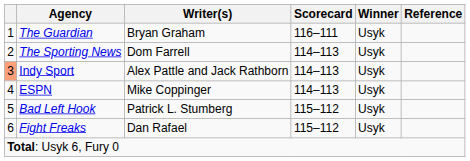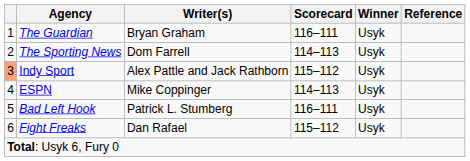(316, 71) 114–113 -> (316, 71) 115–112
(316, 109) 115–112 -> (316, 109) 116–111
